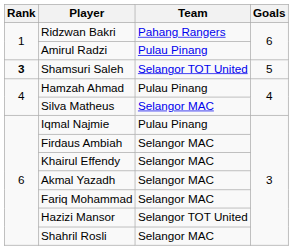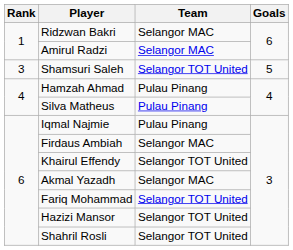(182, 32) Pahang Rangers -> (176, 32) Selangor MAC
(173, 50) Pulau Pinang -> (176, 50) Selangor MAC
(21, 69) bold -> (21, 69) normal
(176, 106) Selangor MAC -> (173, 106) Pulau Pinang
(176, 161) Selangor MAC -> (193, 161) Selangor TOT United
(176, 198) Selangor MAC -> (193, 198) Selangor TOT United
(176, 236) Selangor MAC -> (193, 236) Selangor TOT United
